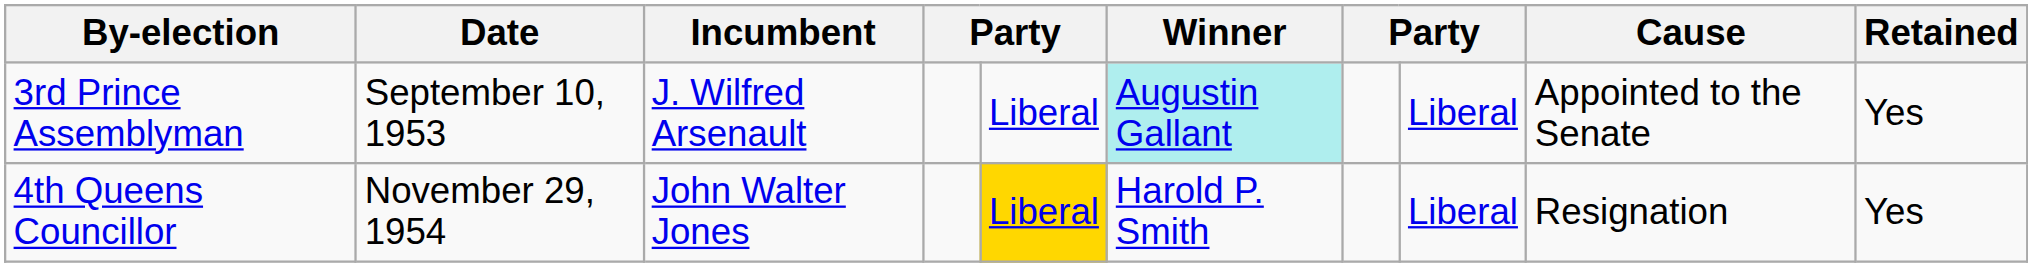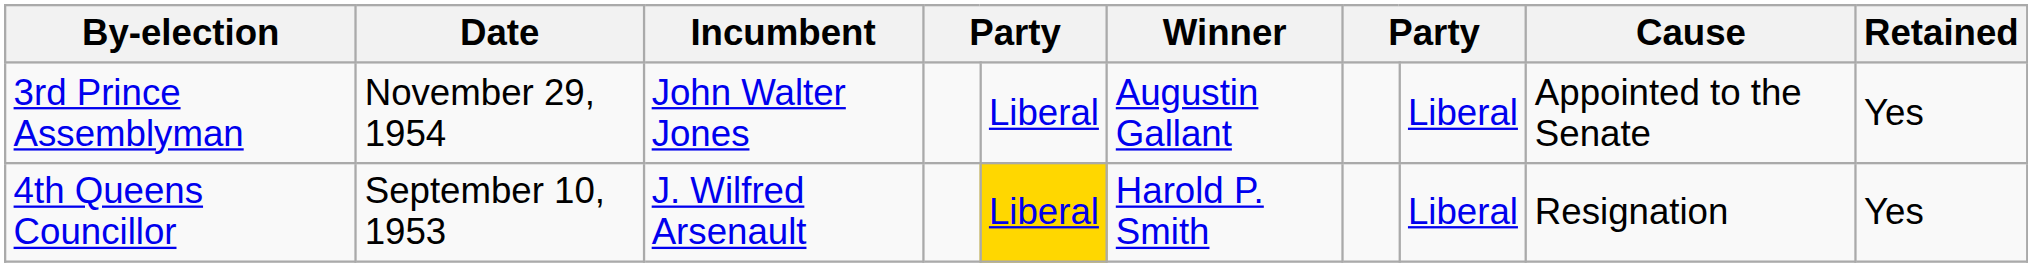(485, 112) September 10, 1953 -> (480, 112) November 29, 1954
(729, 112) J. Wilfred Arsenault -> (749, 112) John Walter Jones
(1187, 112) paleturquoise background -> (1187, 112) no background
(480, 211) November 29, 1954 -> (485, 211) September 10, 1953
(749, 211) John Walter Jones -> (729, 211) J. Wilfred Arsenault
